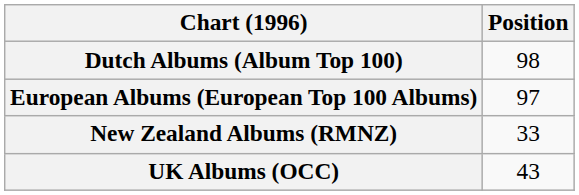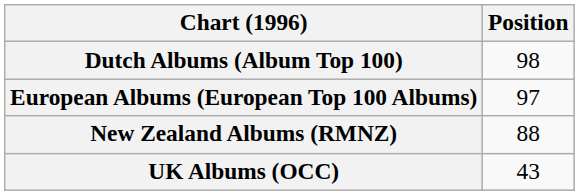(528, 134) 33 -> (528, 134) 88
